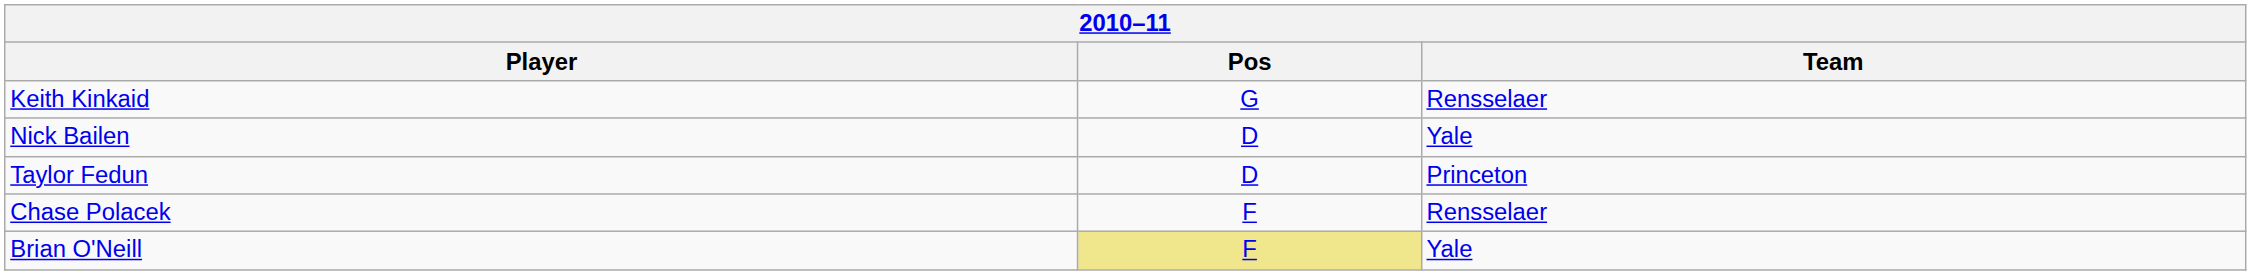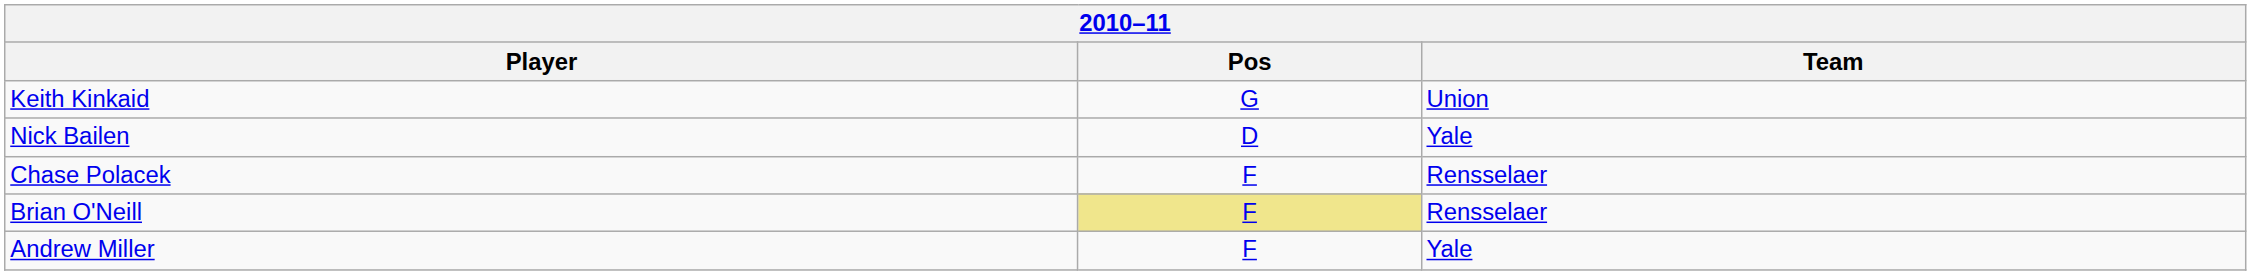(1487, 99) Rensselaer -> (1458, 99) Union
- row: (79, 174)
(1449, 250) Yale -> (1487, 212) Rensselaer
+ row: (82, 250)
